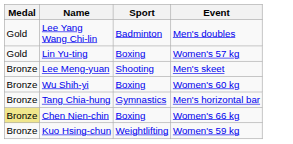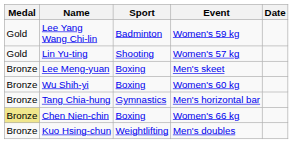+ column: (275, 12)
(204, 33) Men's doubles -> (206, 33) Women's 59 kg
(130, 54) Boxing -> (135, 54) Shooting
(135, 69) Shooting -> (130, 69) Boxing
(206, 131) Women's 59 kg -> (204, 131) Men's doubles
